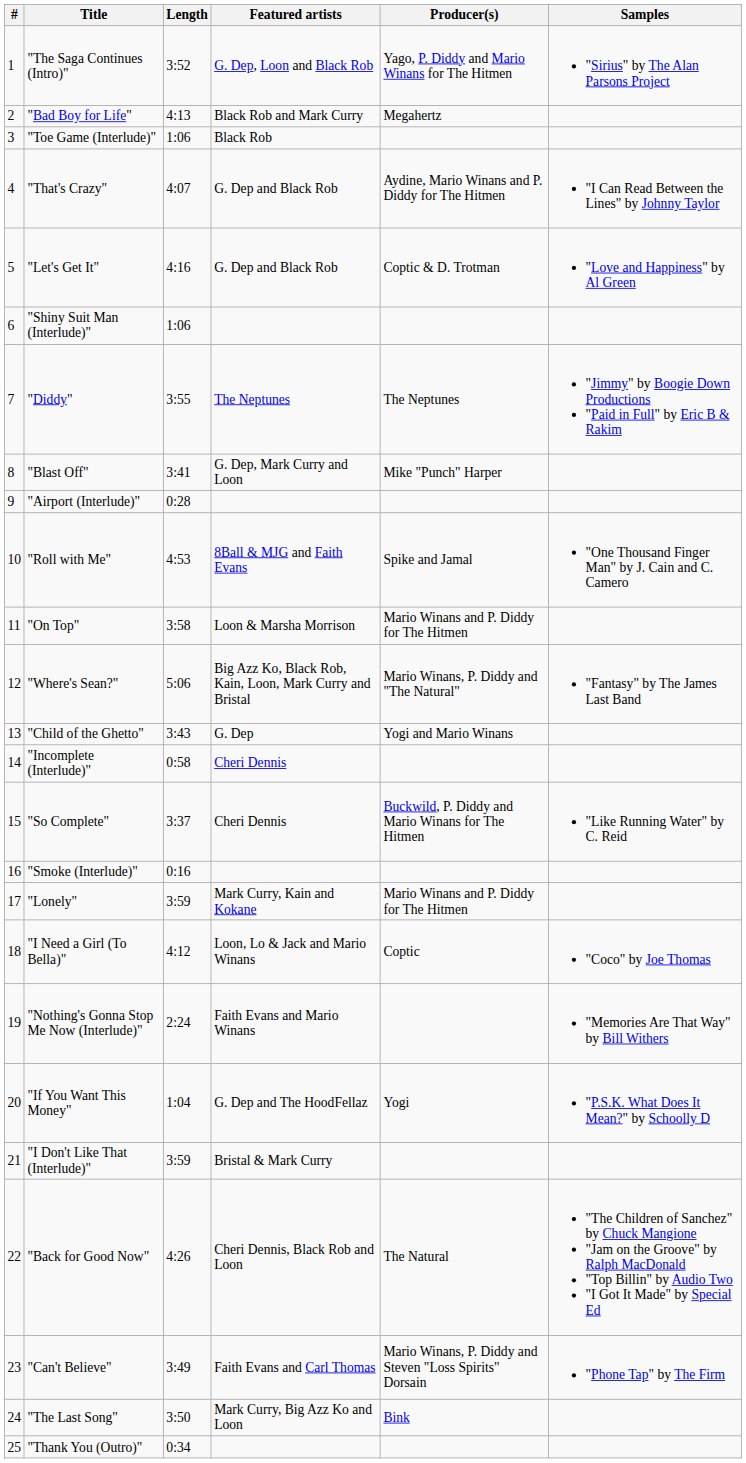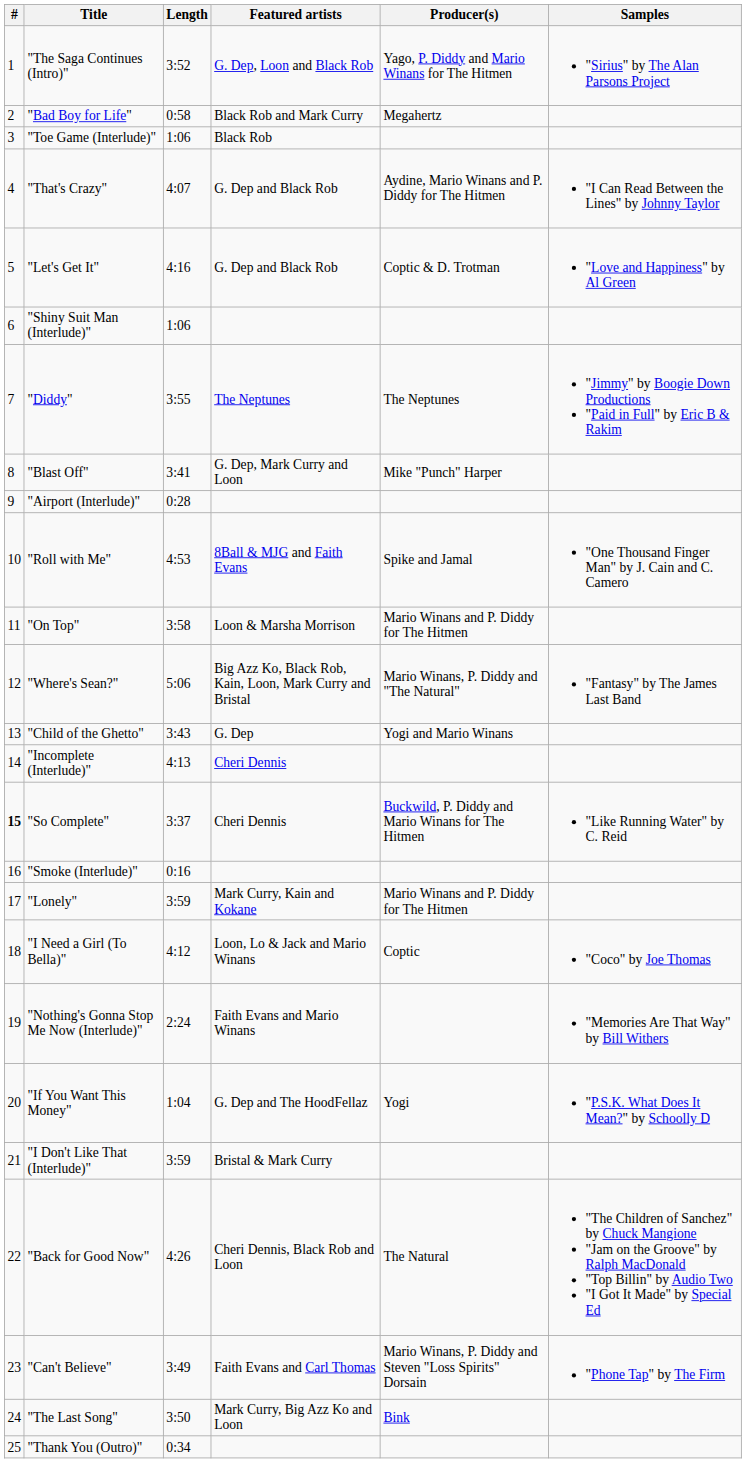(178, 116) 4:13 -> (178, 116) 0:58
(178, 763) 0:58 -> (178, 763) 4:13
(14, 821) normal -> (14, 821) bold
